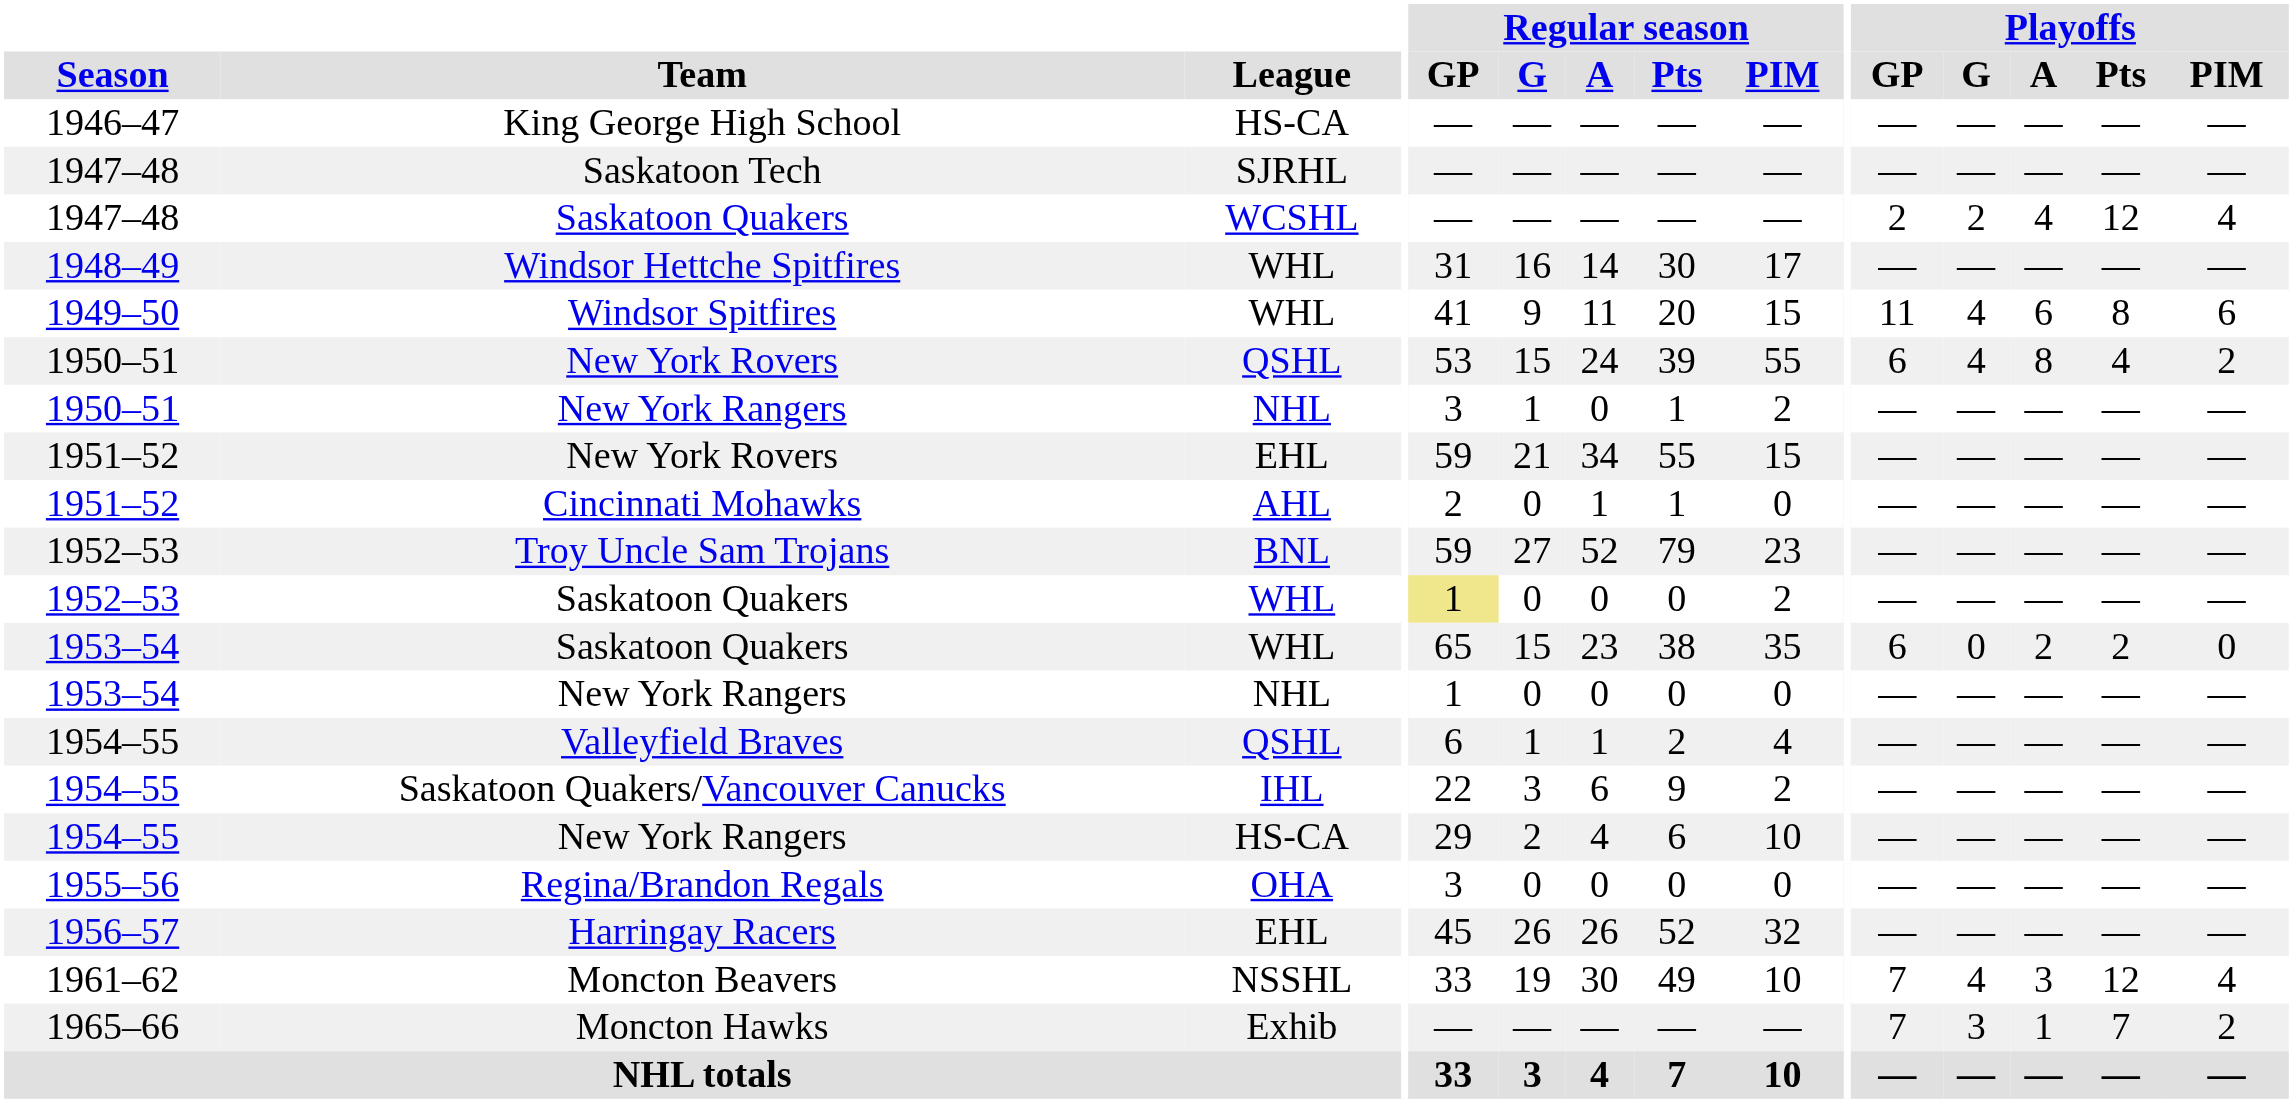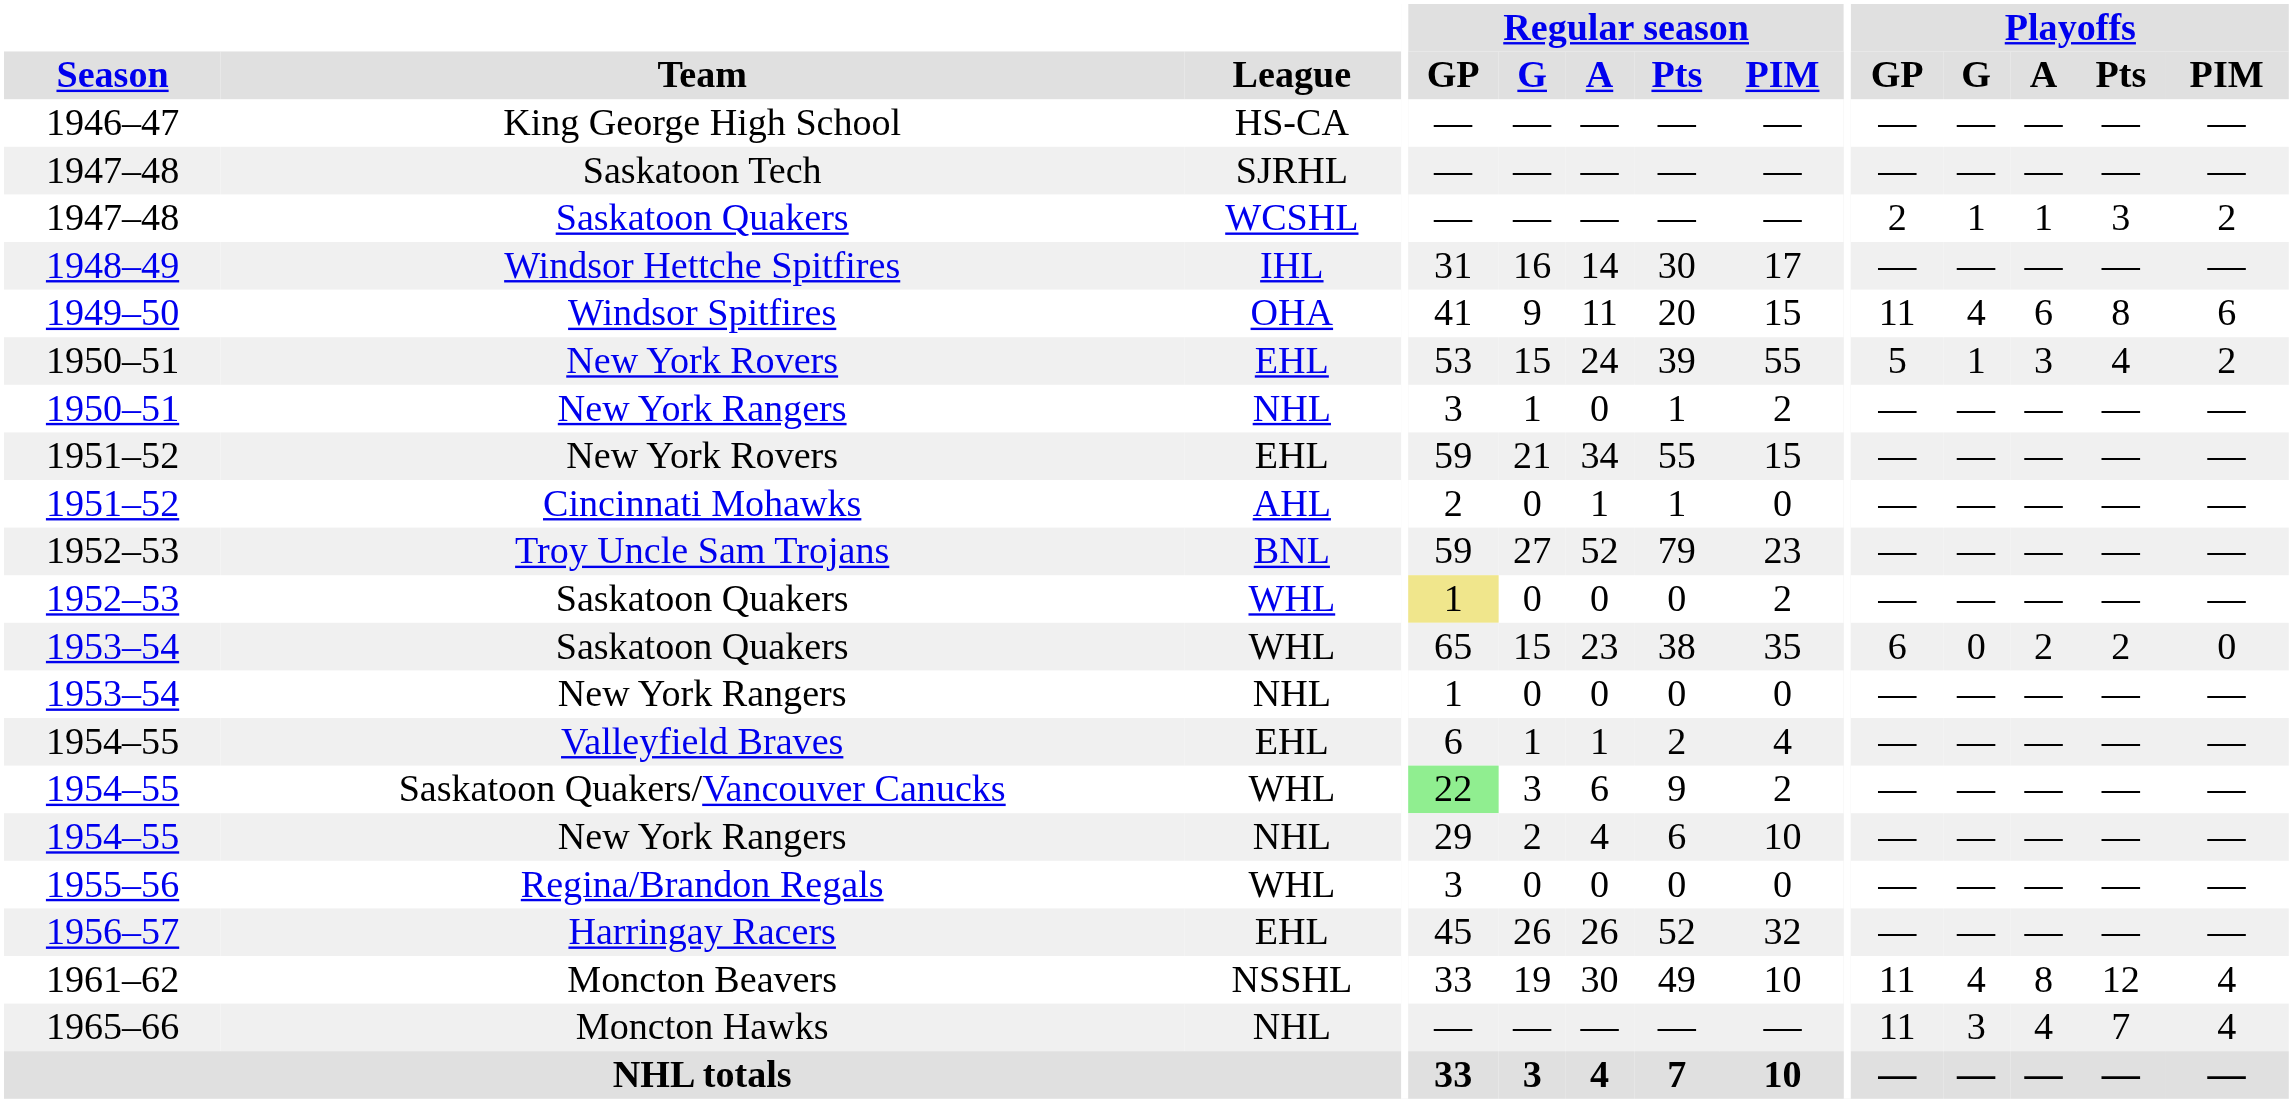(1976, 217) 2 -> (1976, 217) 1
(2044, 217) 4 -> (2044, 217) 1
(2121, 217) 12 -> (2121, 217) 3
(2227, 217) 4 -> (2227, 217) 2
(1292, 265) WHL -> (1292, 265) IHL
(1292, 312) WHL -> (1292, 312) OHA
(1292, 360) QSHL -> (1292, 360) EHL
(1897, 360) 6 -> (1897, 360) 5
(1976, 360) 4 -> (1976, 360) 1
(2044, 360) 8 -> (2044, 360) 3
(1292, 741) QSHL -> (1292, 741) EHL
(1292, 788) IHL -> (1292, 788) WHL
(1453, 788) no background -> (1453, 788) lightgreen background
(1292, 836) HS-CA -> (1292, 836) NHL
(1292, 883) OHA -> (1292, 883) WHL
(1897, 979) 7 -> (1897, 979) 11
(2044, 979) 3 -> (2044, 979) 8
(1292, 1026) Exhib -> (1292, 1026) NHL
(1897, 1026) 7 -> (1897, 1026) 11
(2044, 1026) 1 -> (2044, 1026) 4
(2227, 1026) 2 -> (2227, 1026) 4
